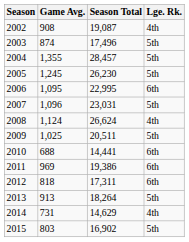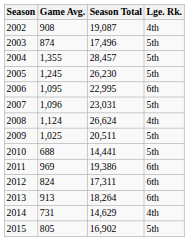(153, 151) 6th -> (153, 151) 5th
(47, 182) 818 -> (47, 182) 824
(153, 197) 5th -> (153, 197) 6th
(47, 228) 803 -> (47, 228) 805
